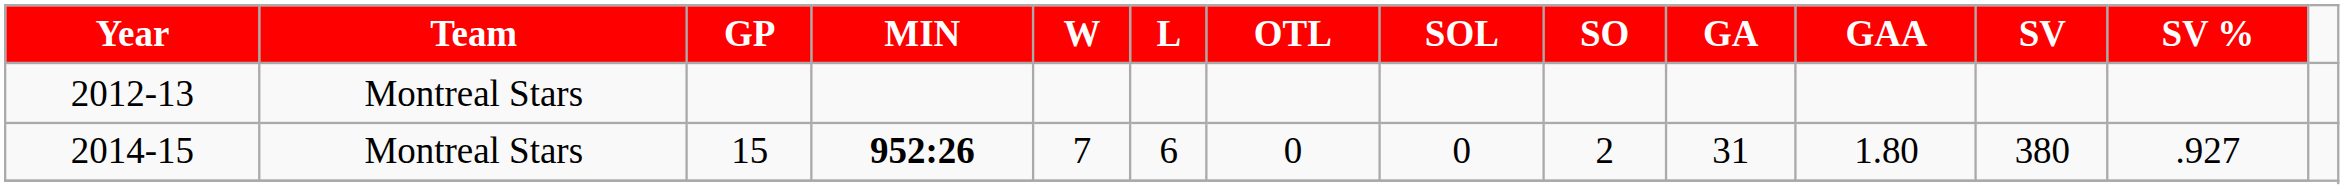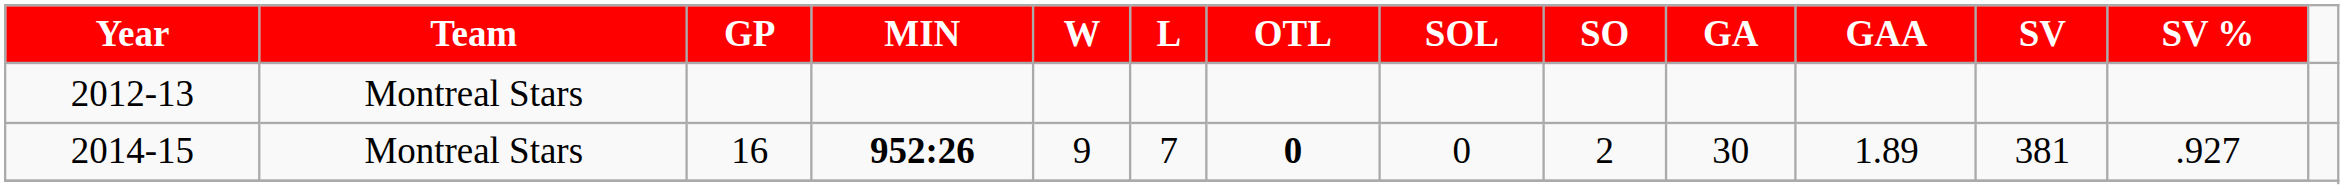(750, 151) 15 -> (750, 151) 16
(1082, 151) 7 -> (1082, 151) 9
(1169, 151) 6 -> (1169, 151) 7
(1293, 151) normal -> (1293, 151) bold
(1731, 151) 31 -> (1731, 151) 30
(1887, 151) 1.80 -> (1887, 151) 1.89
(2042, 151) 380 -> (2042, 151) 381
